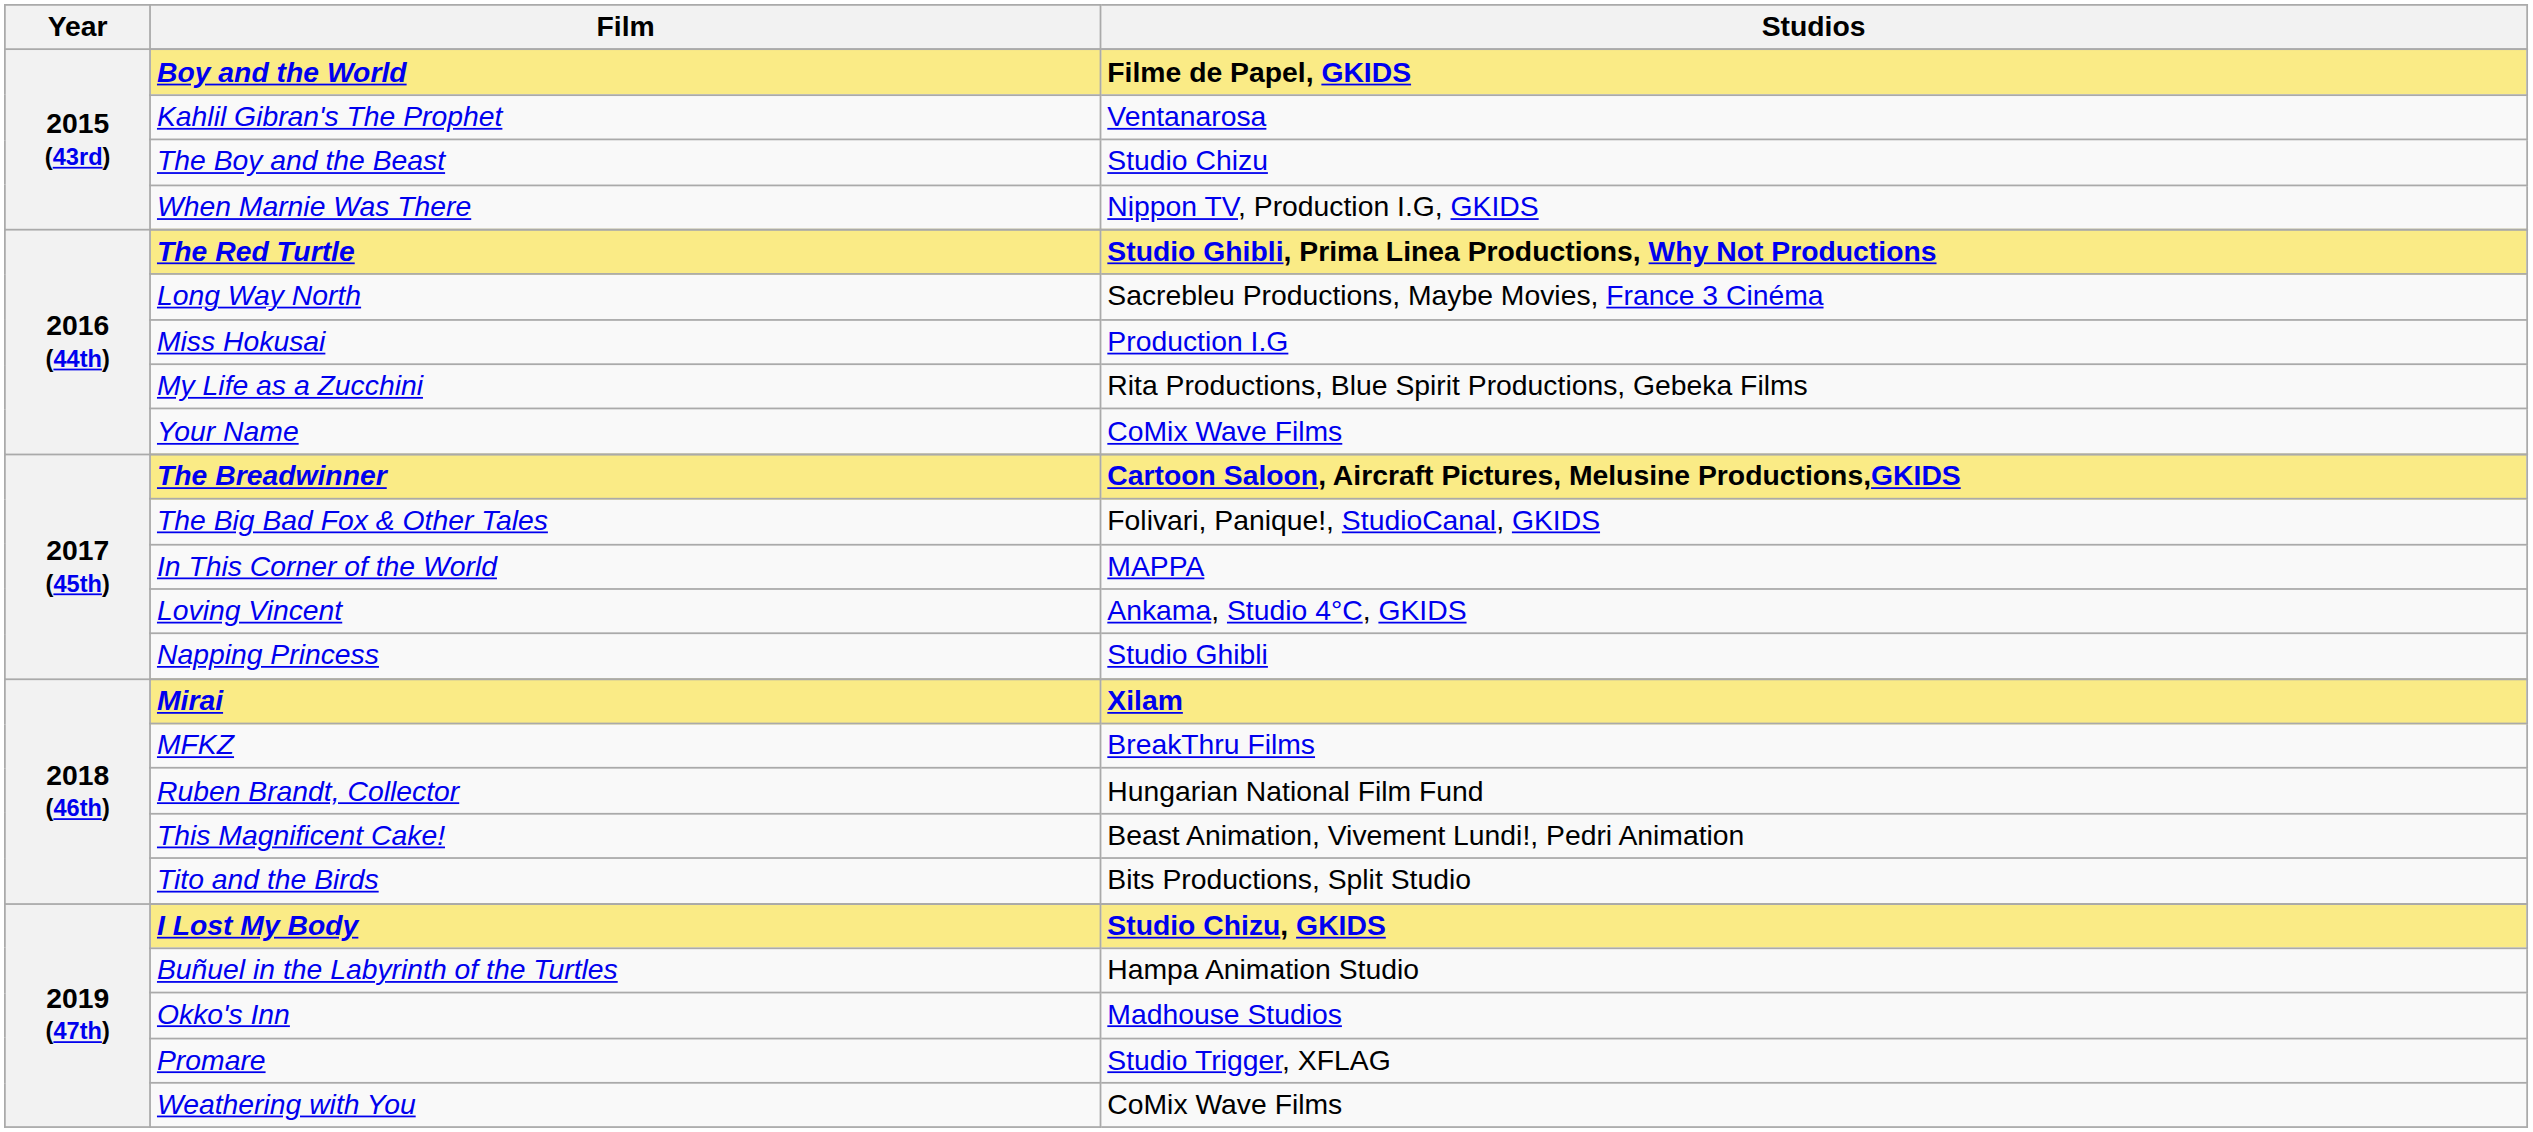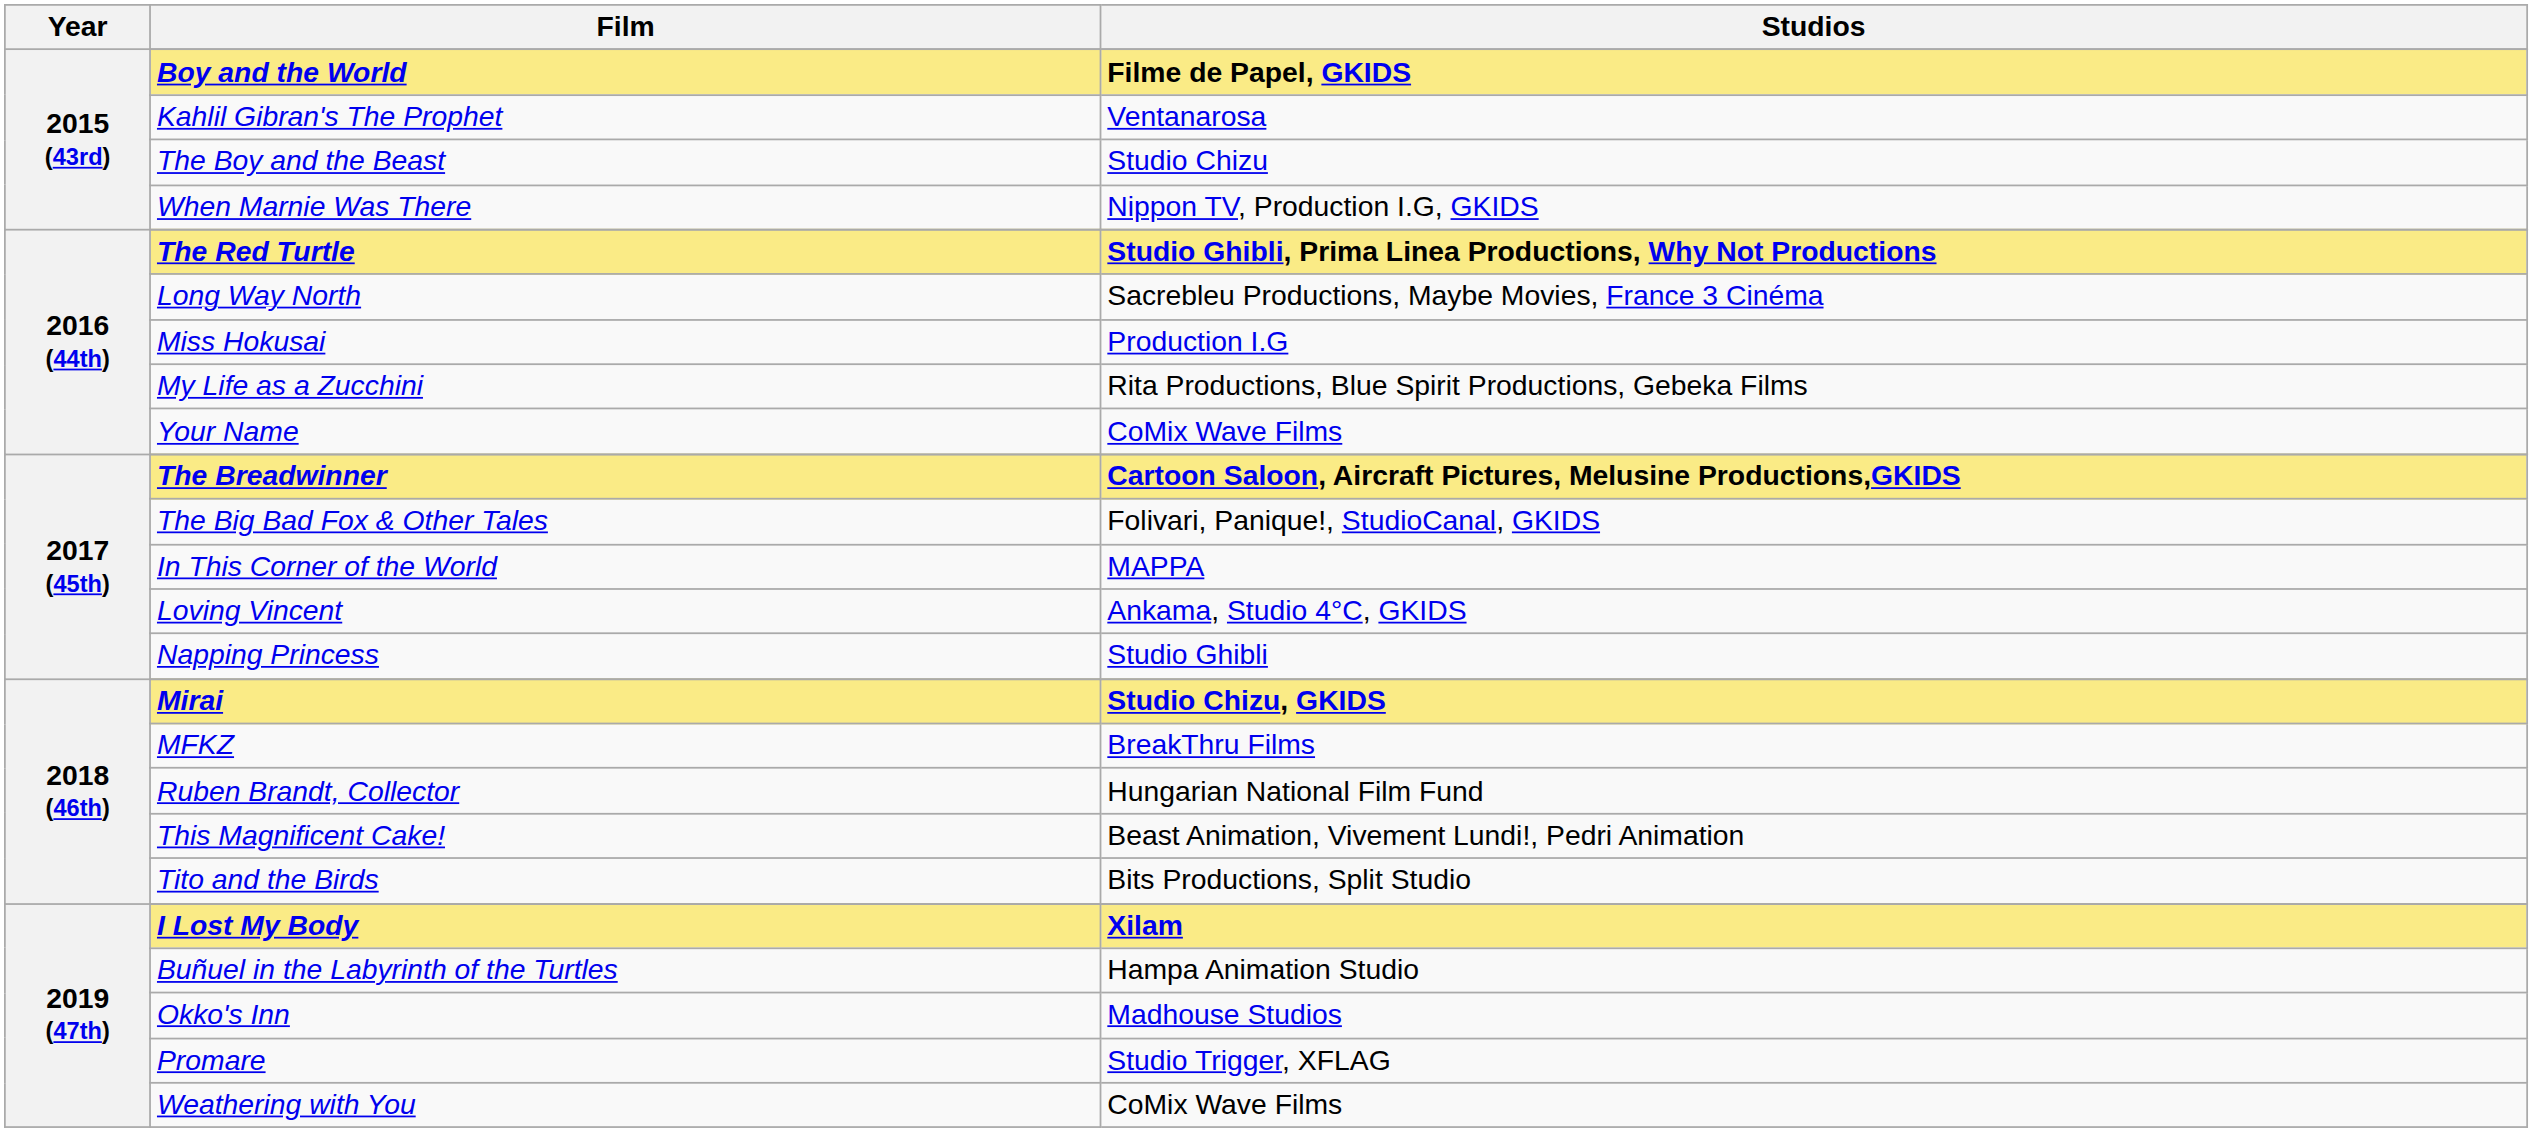(1145, 700) Xilam -> (1247, 700) Studio Chizu, GKIDS
(1247, 925) Studio Chizu, GKIDS -> (1145, 925) Xilam
